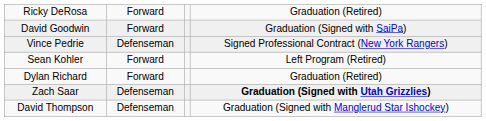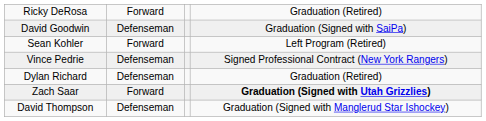(145, 28) Forward -> (145, 28) Defenseman
rows swapped: (55, 60) <-> (55, 44)
(145, 76) Forward -> (145, 76) Defenseman
(145, 92) Defenseman -> (145, 92) Forward
